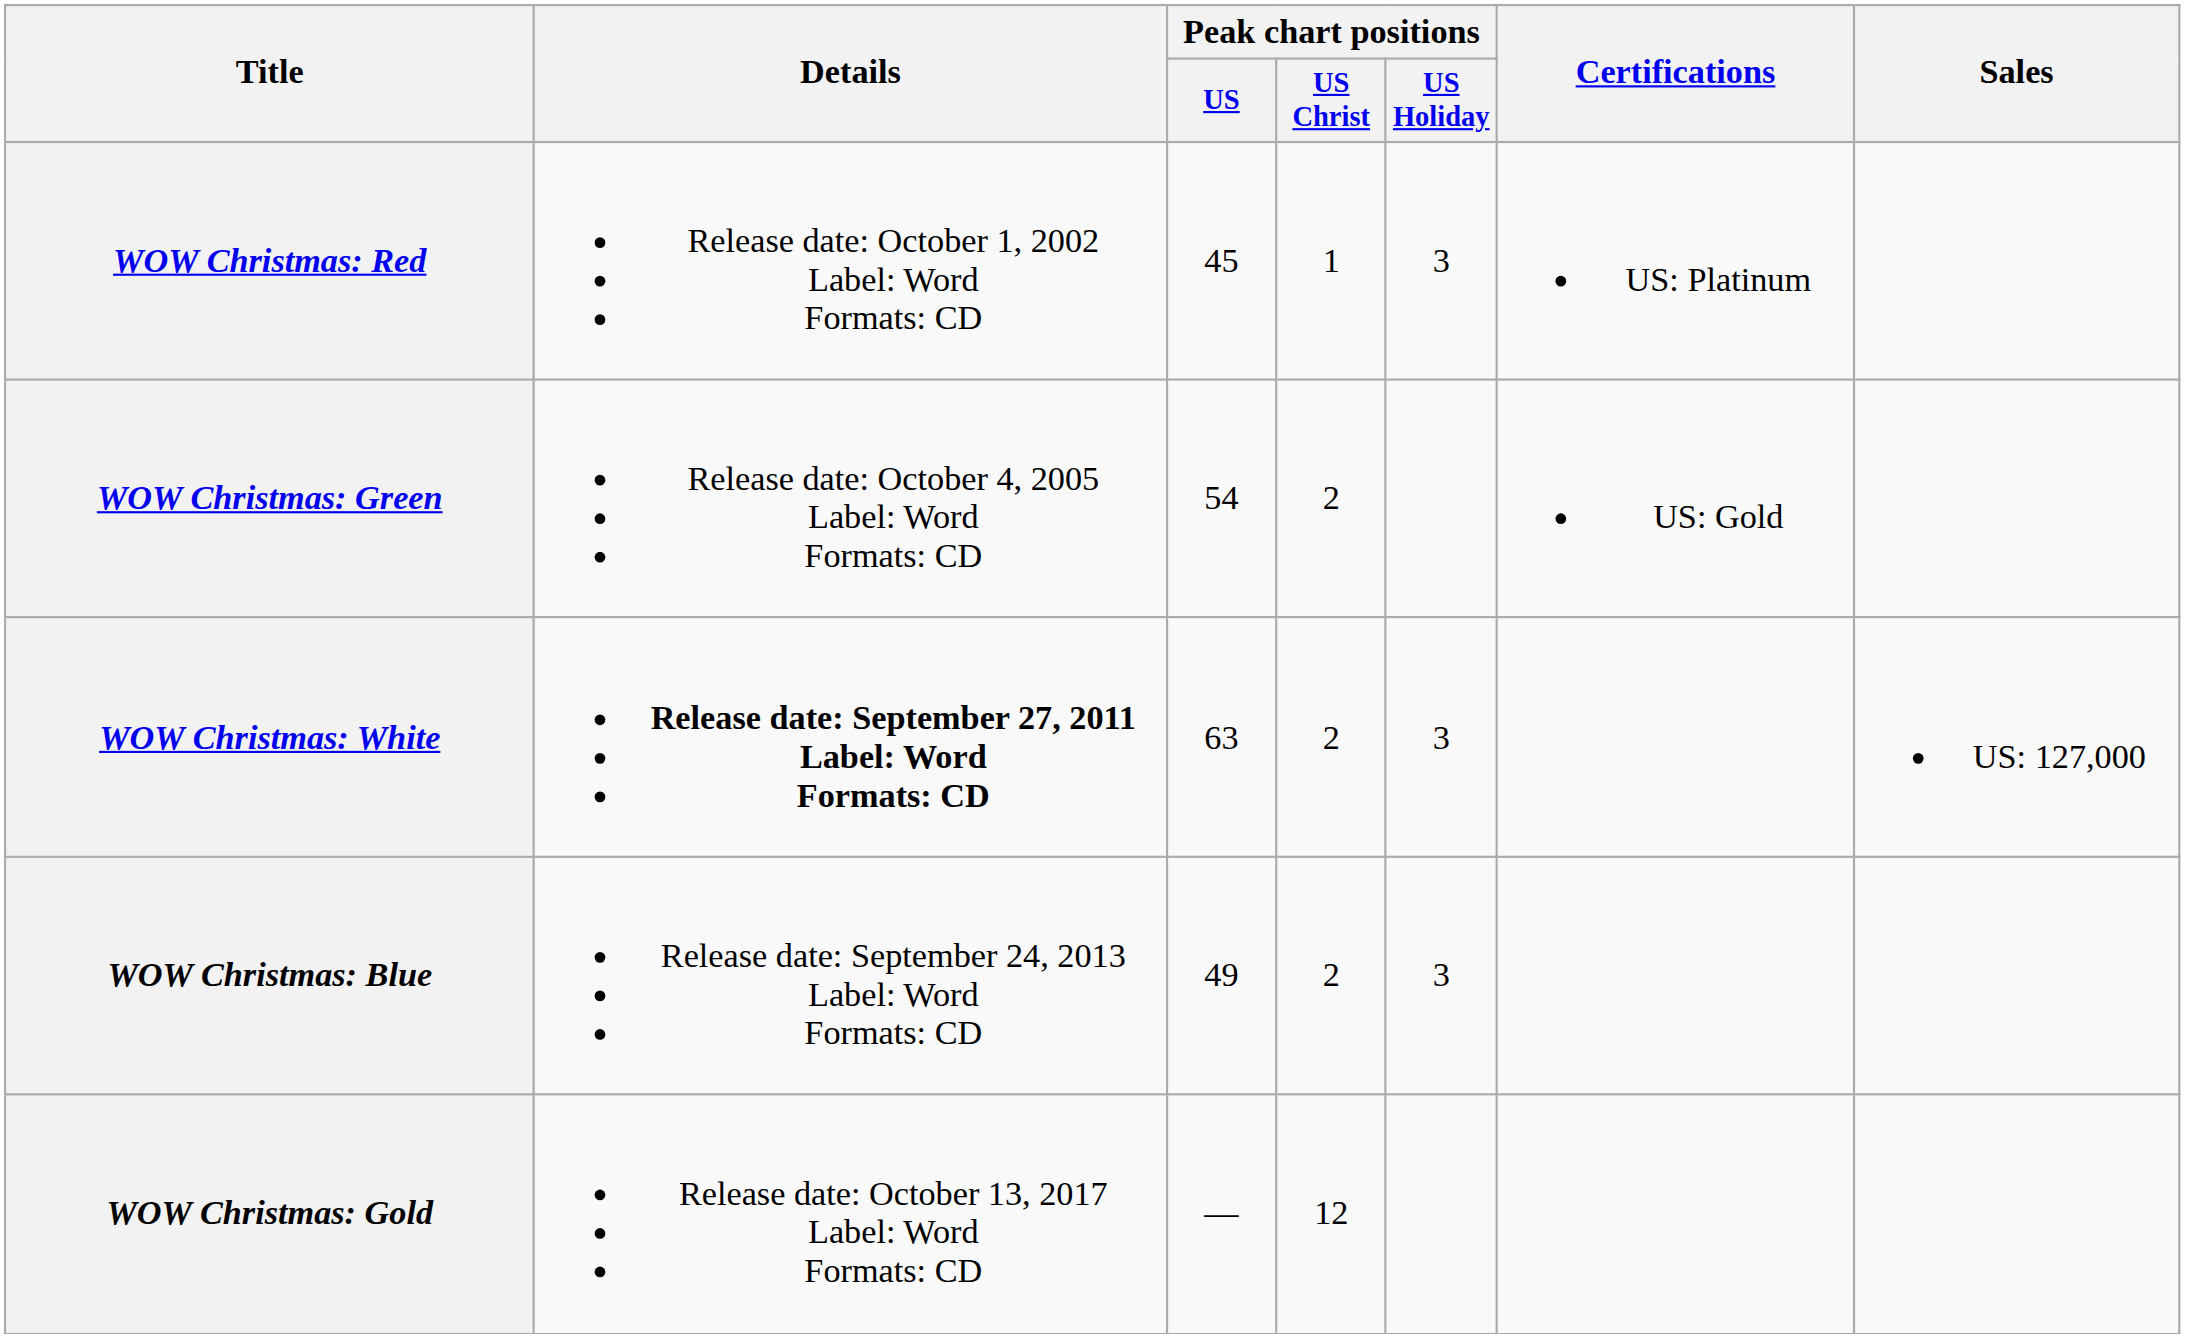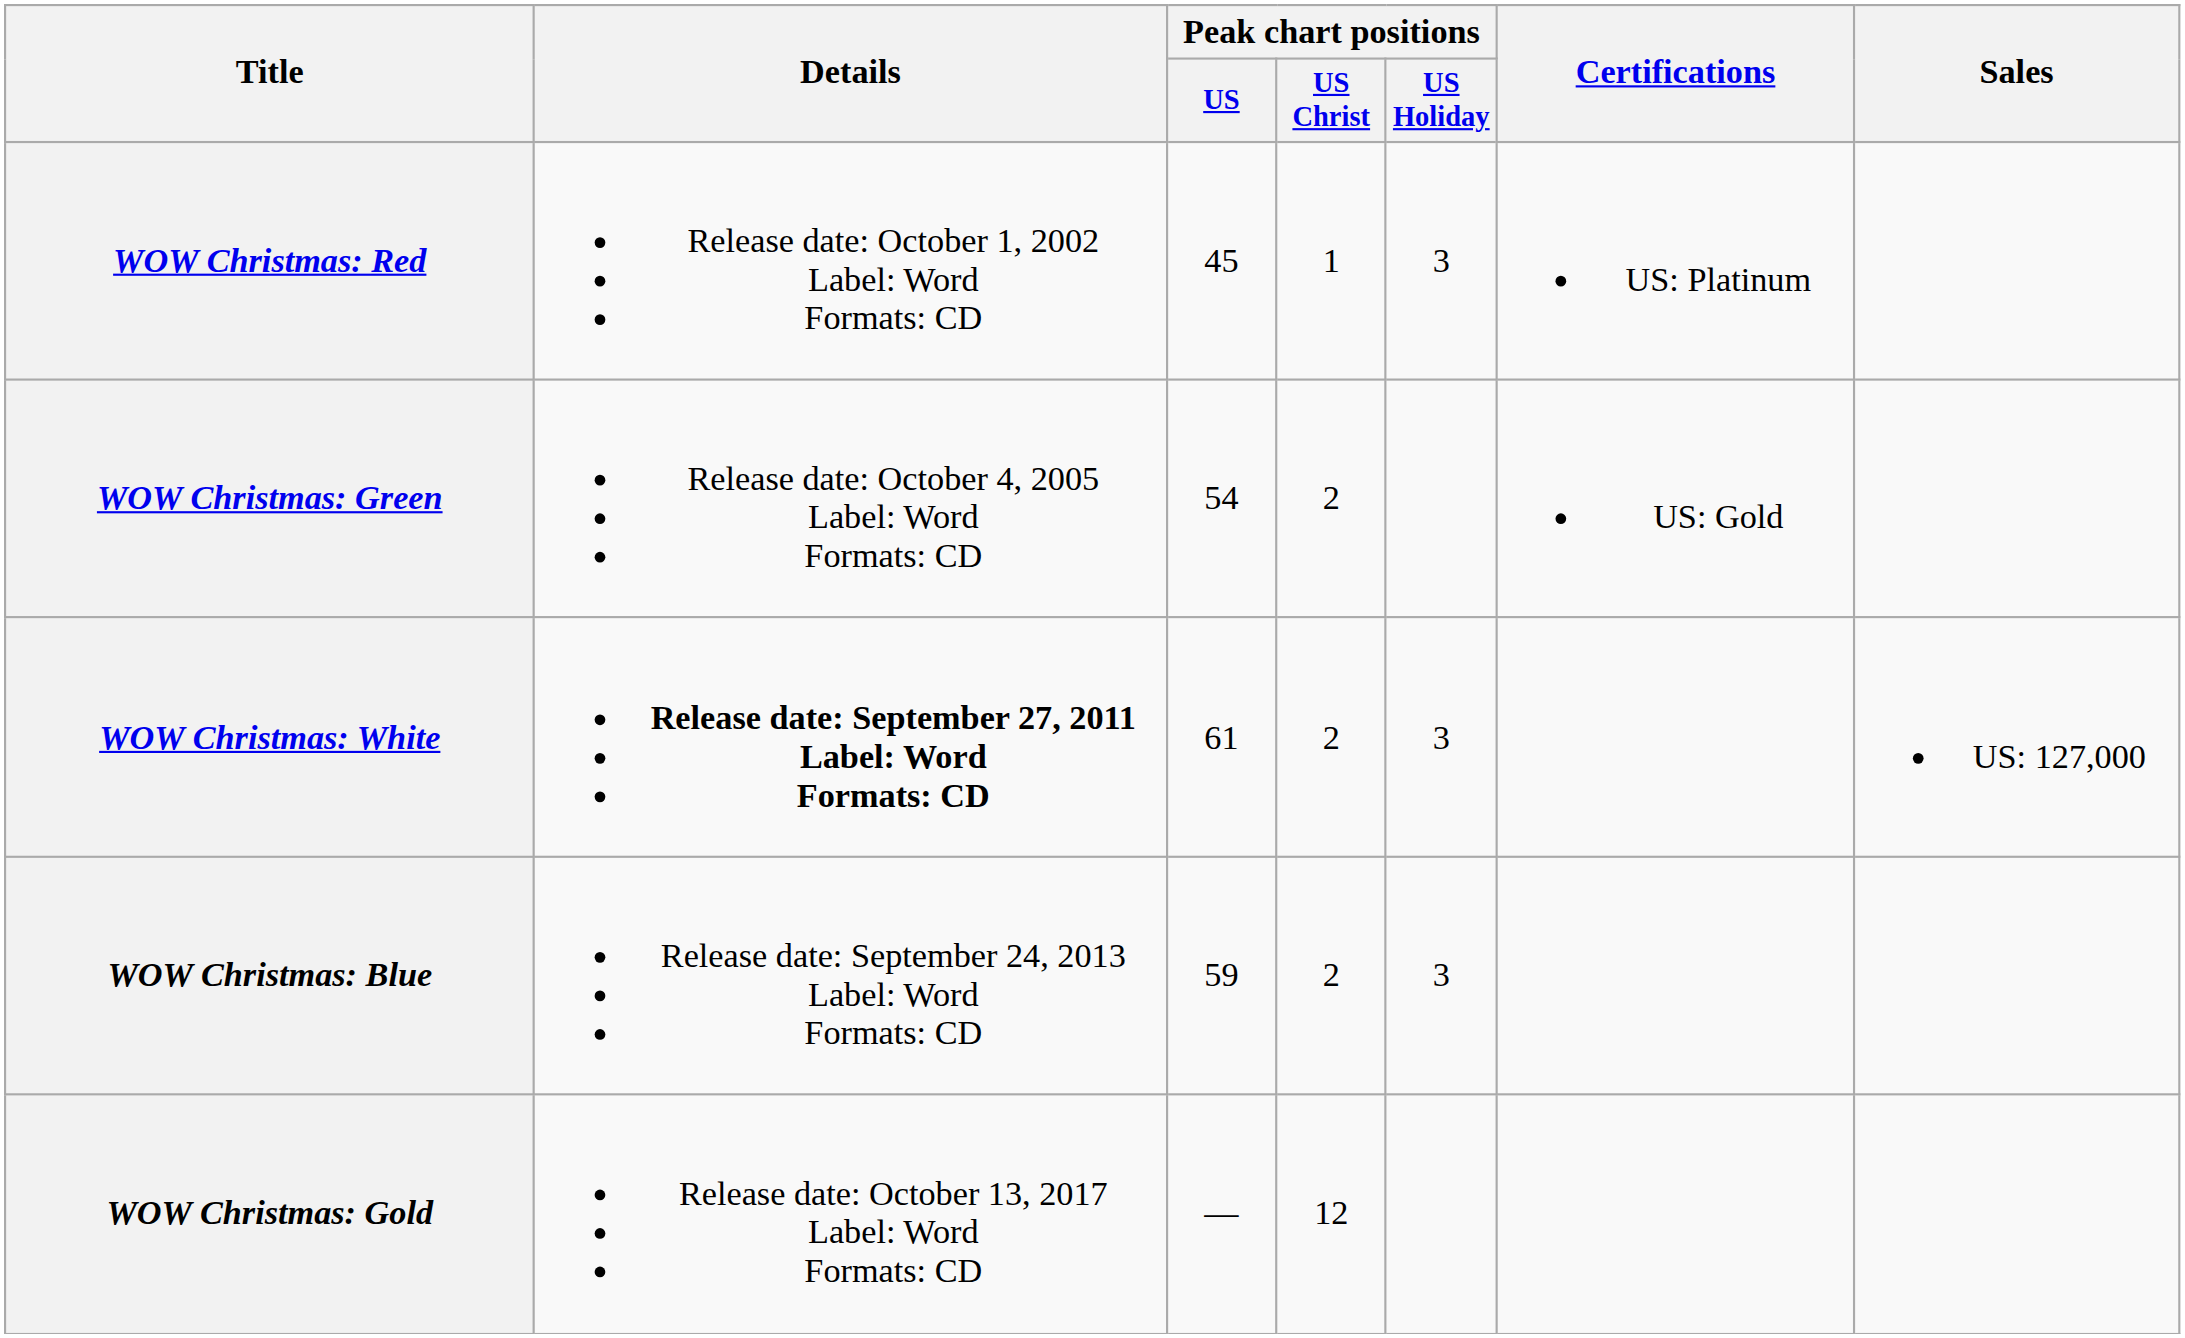(1221, 736) 63 -> (1221, 736) 61
(1221, 974) 49 -> (1221, 974) 59
